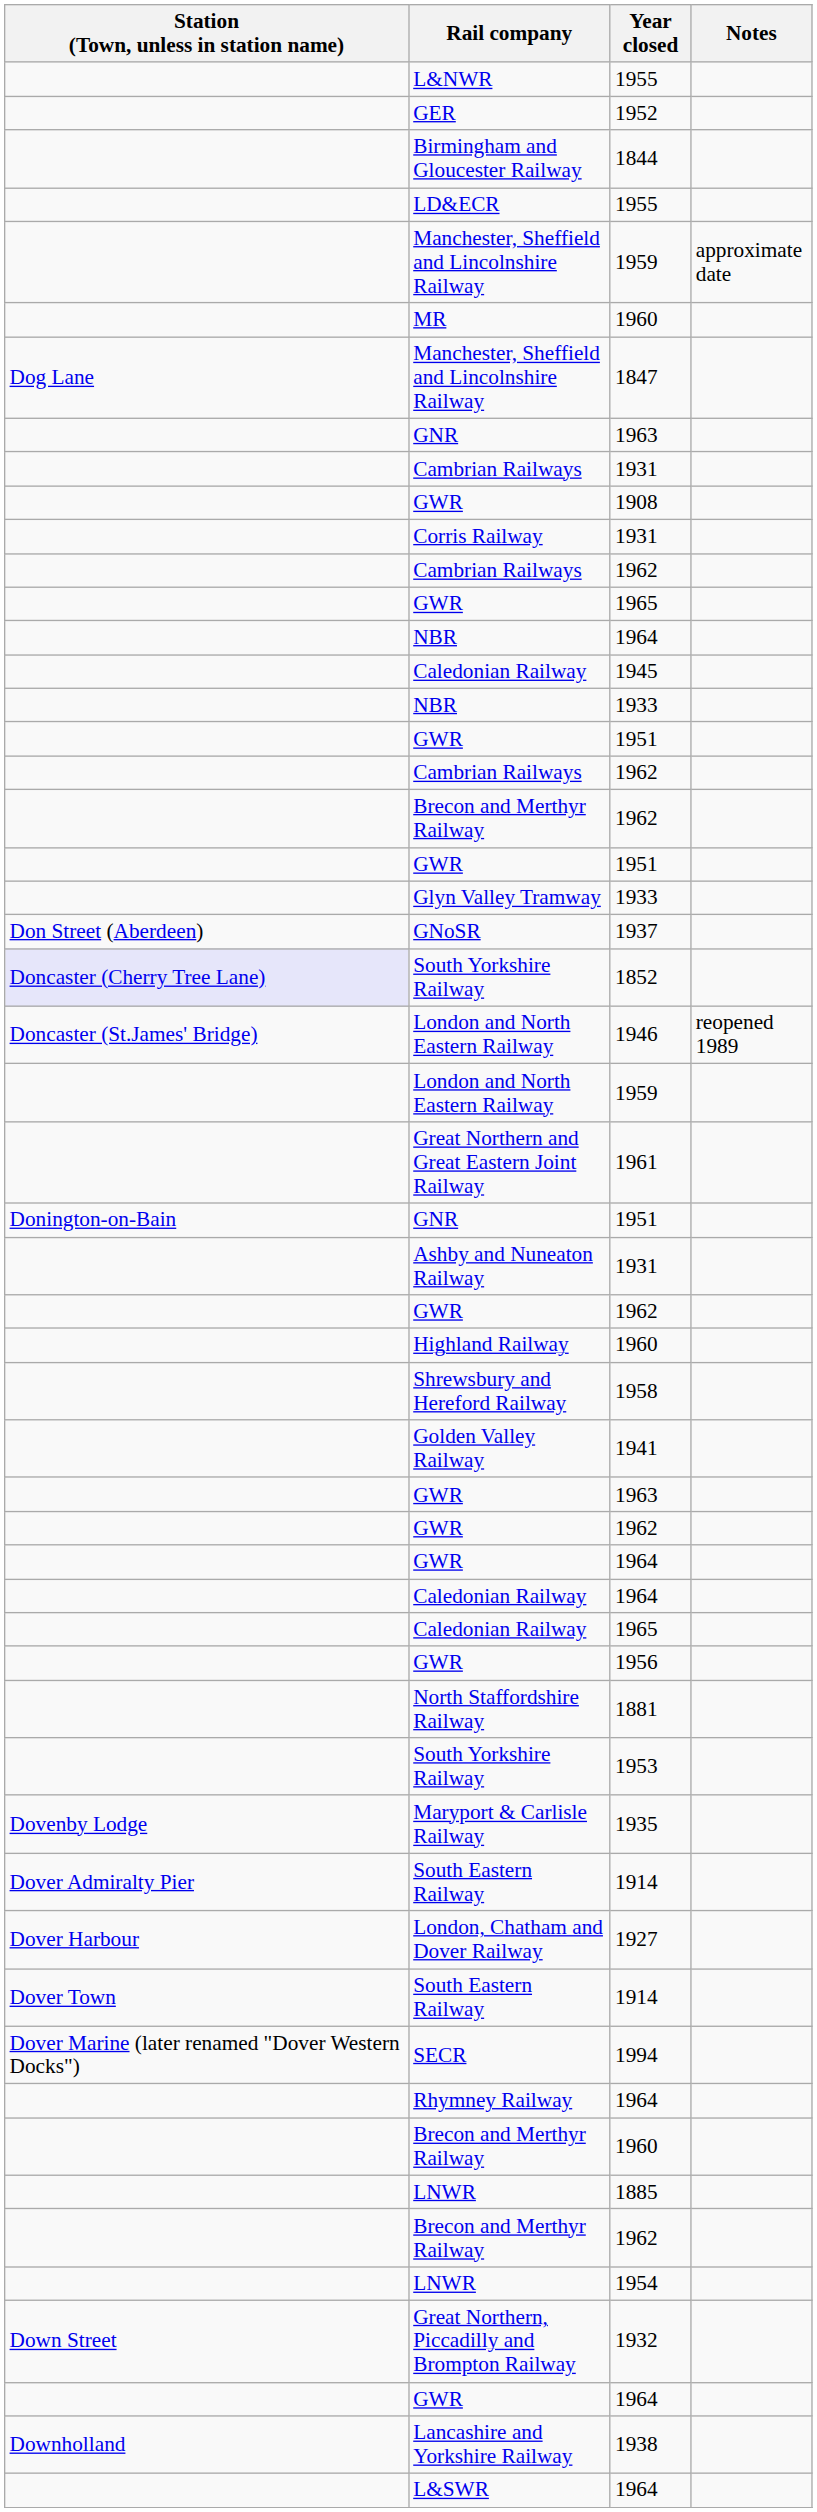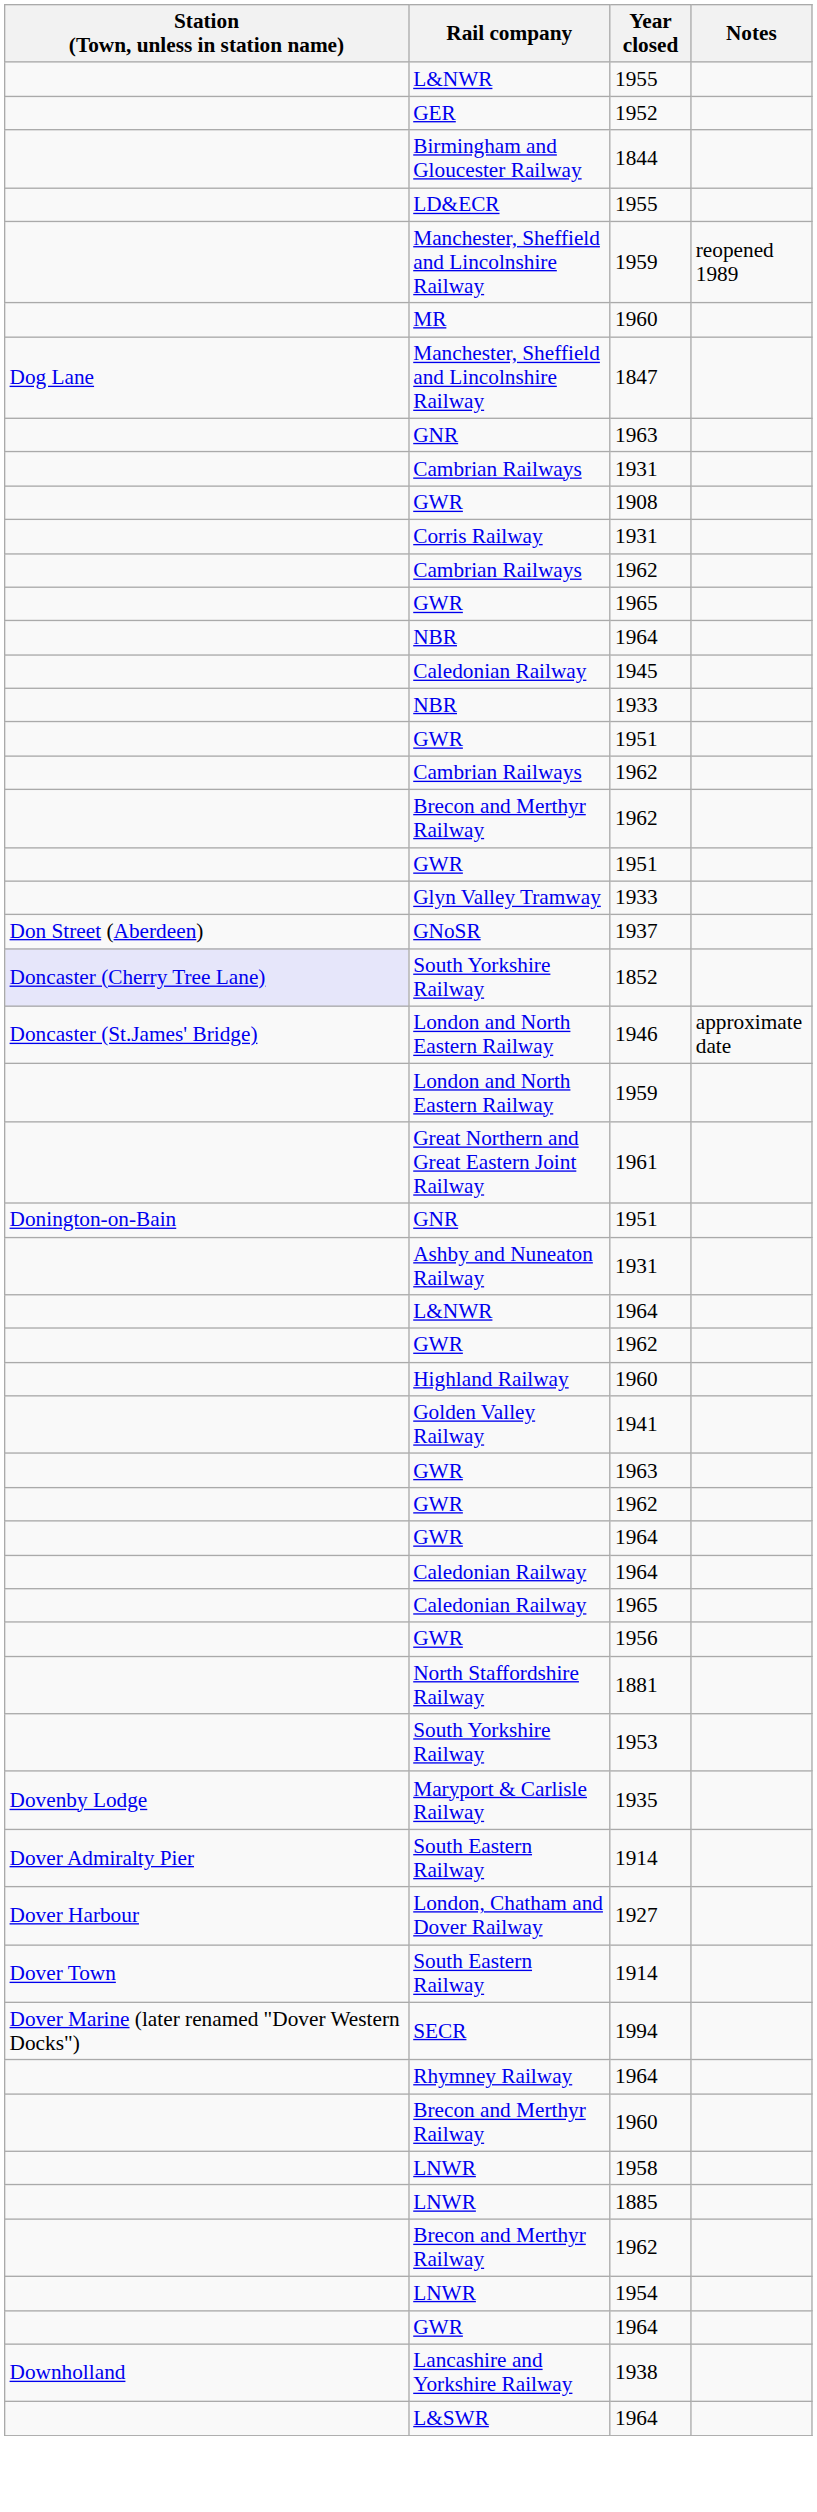(749, 261) approximate date -> (735, 261) reopened 1989
(735, 1034) reopened 1989 -> (749, 1034) approximate date
+ row: (453, 1311)
- row: (490, 1390)
+ row: (445, 2167)
- row: (494, 2341)
